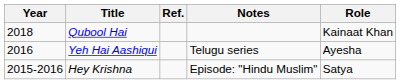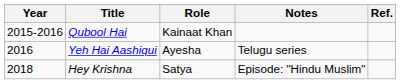columns swapped: (358, 13) <-> (173, 13)
(20, 32) 2018 -> (35, 32) 2015-2016
(35, 69) 2015-2016 -> (20, 69) 2018
